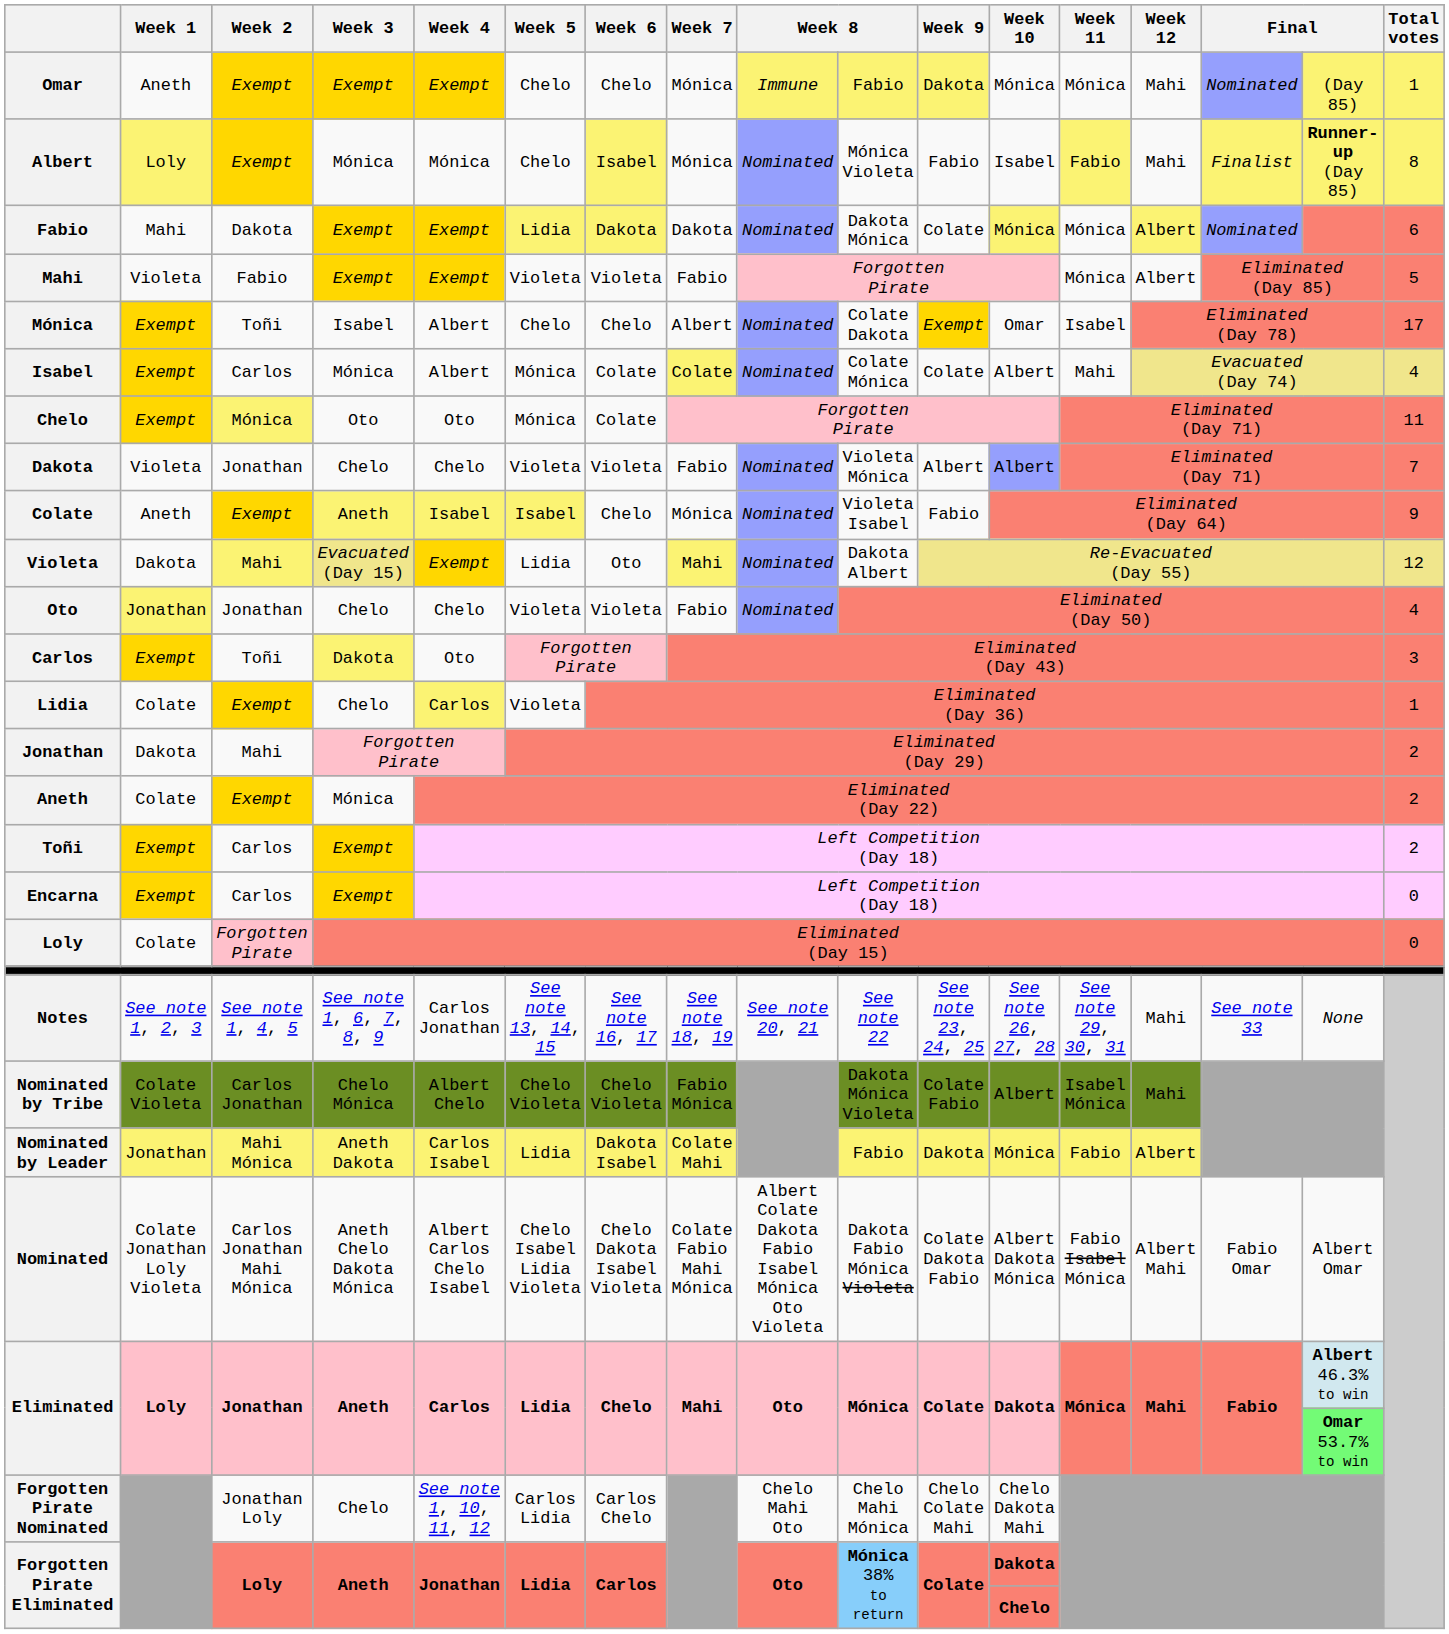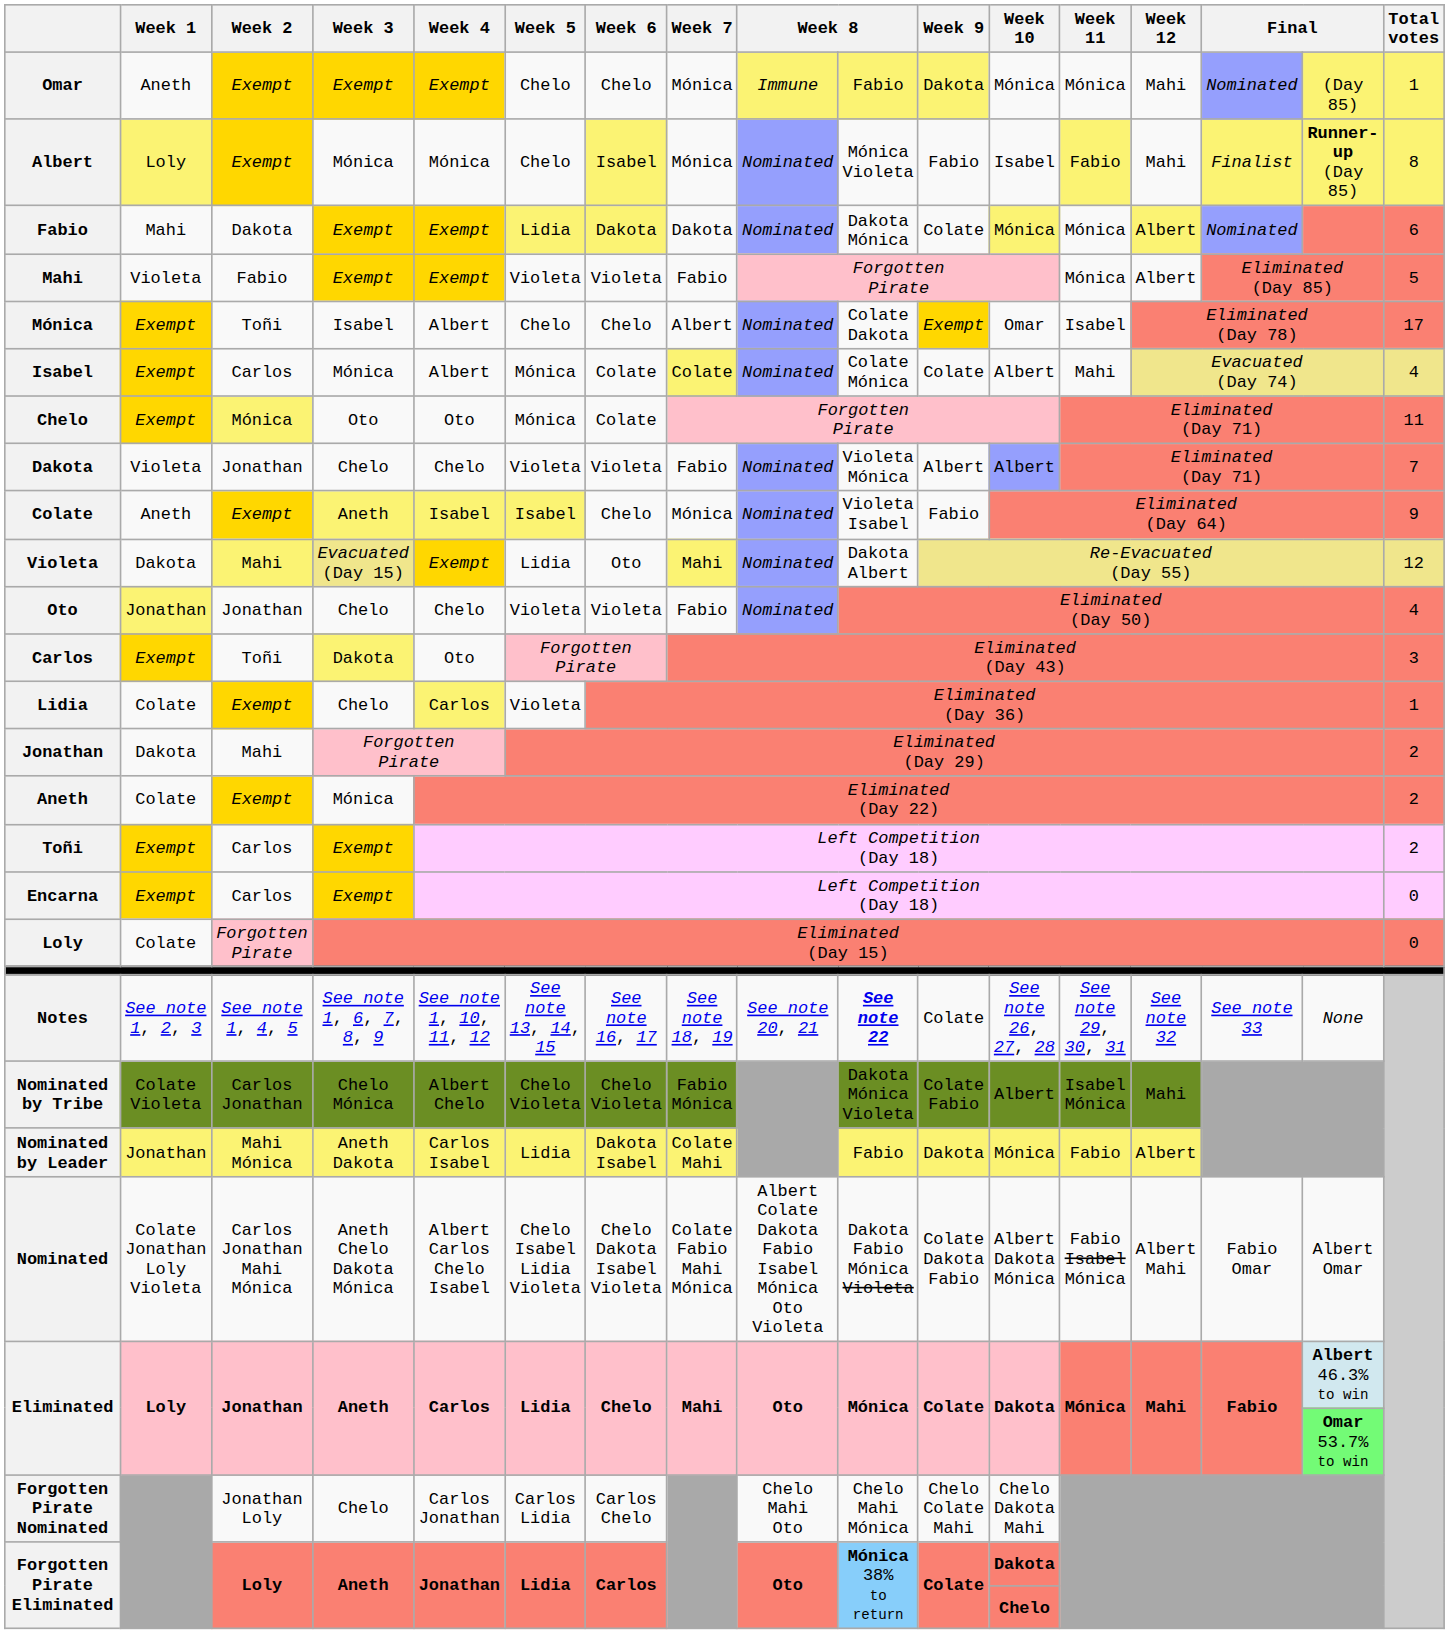(459, 1019) Carlos Jonathan -> (459, 1019) See note 1, 10, 11, 12
(878, 1019) normal -> (878, 1019) bold
(954, 1019) See note 23, 24, 25 -> (954, 1019) Colate
(1166, 1019) Mahi -> (1166, 1019) See note 32
(459, 1509) See note 1, 10, 11, 12 -> (459, 1509) Carlos Jonathan
